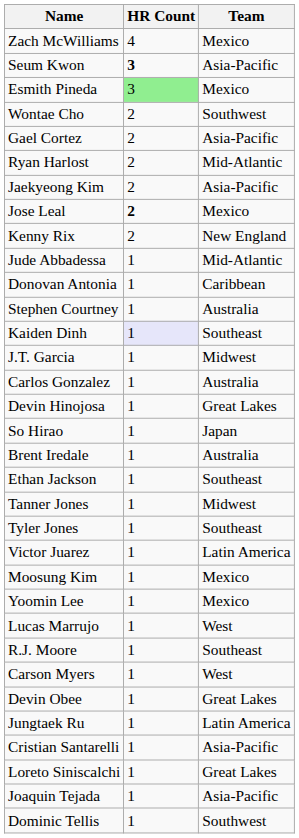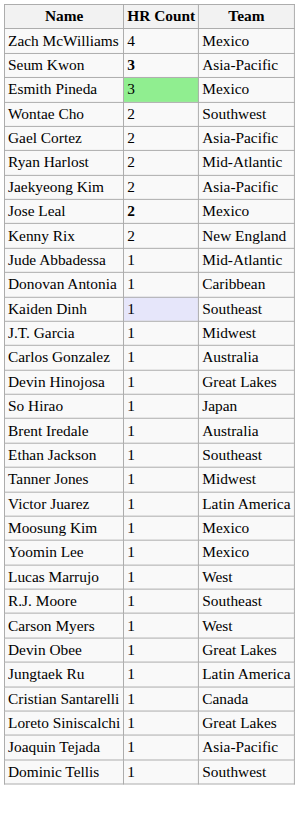- row: (63, 308)
- row: (43, 528)
(240, 747) Asia-Pacific -> (225, 698) Canada
